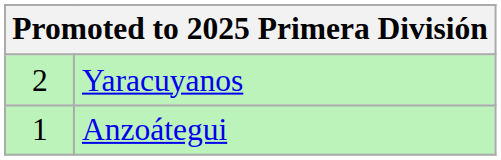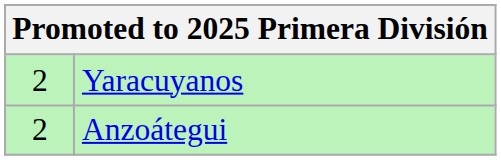(40, 129) 1 -> (40, 129) 2
